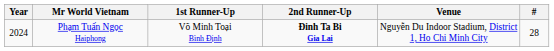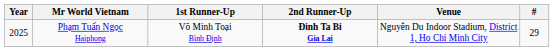(19, 32) 2024 -> (19, 32) 2025
(534, 32) 28 -> (534, 32) 29
